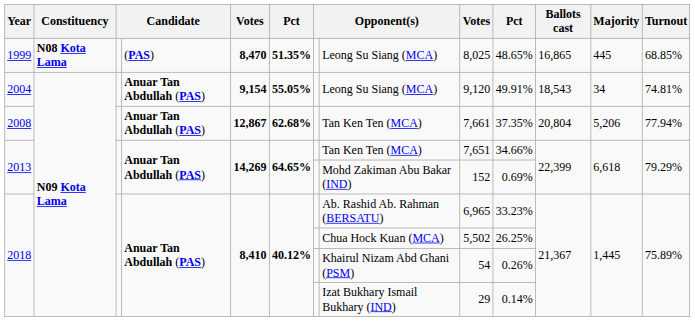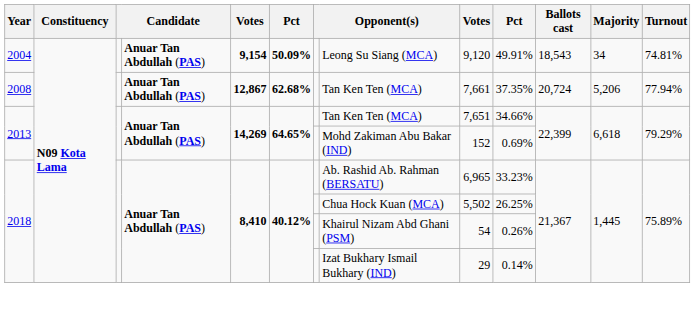- row: (19, 55)
(291, 89) 55.05% -> (291, 55) 50.09%
(555, 123) 20,804 -> (555, 89) 20,724
